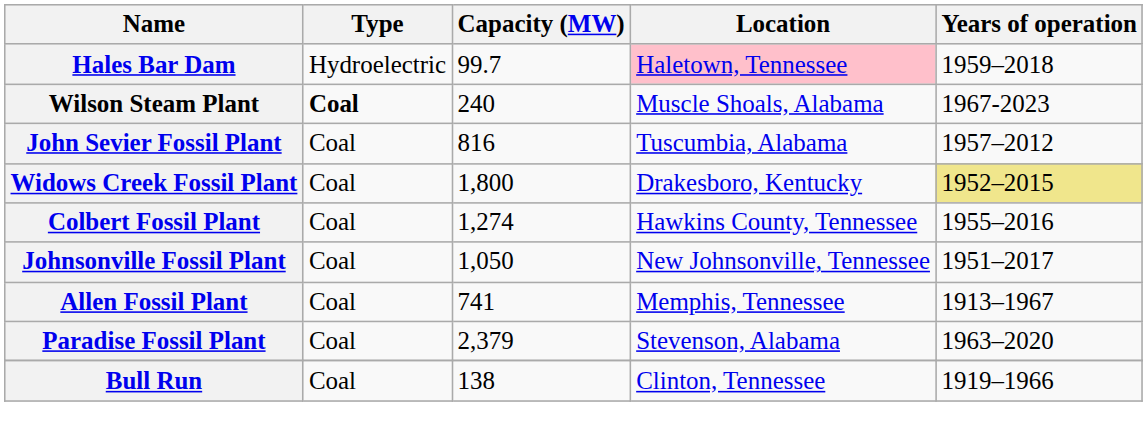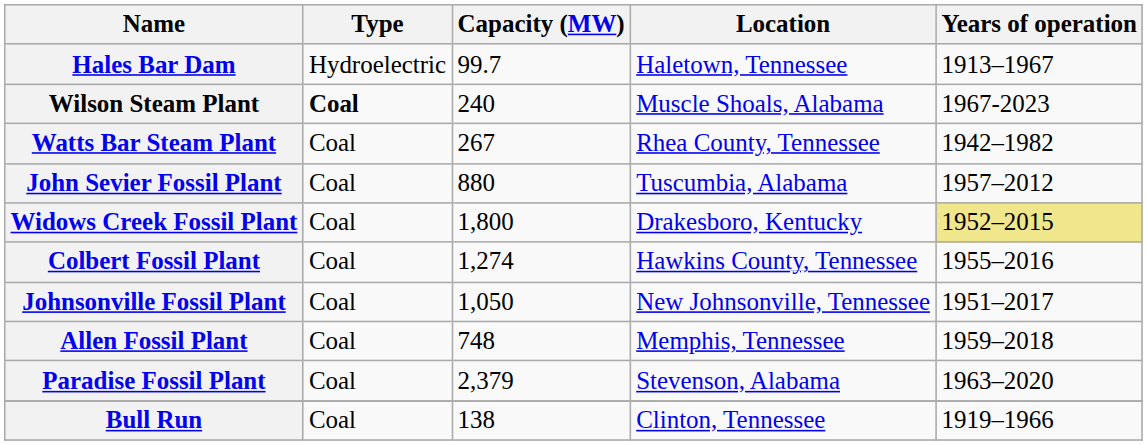(742, 63) pink background -> (742, 63) no background
(998, 63) 1959–2018 -> (998, 63) 1913–1967
+ row: (154, 143)
(476, 143) 816 -> (476, 182) 880
(476, 301) 741 -> (476, 340) 748
(998, 301) 1913–1967 -> (998, 340) 1959–2018
